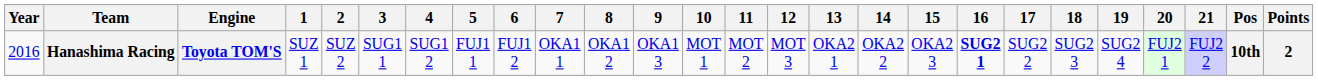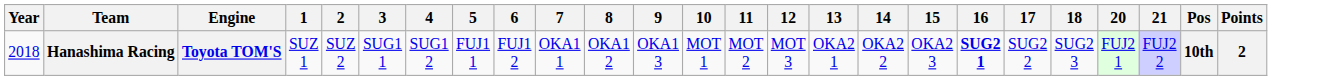- column: (1121, 17)
(24, 52) 2016 -> (24, 52) 2018
